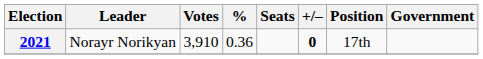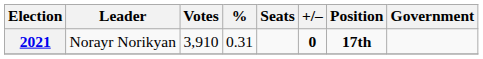(240, 41) 0.36 -> (240, 41) 0.31
(357, 41) normal -> (357, 41) bold
